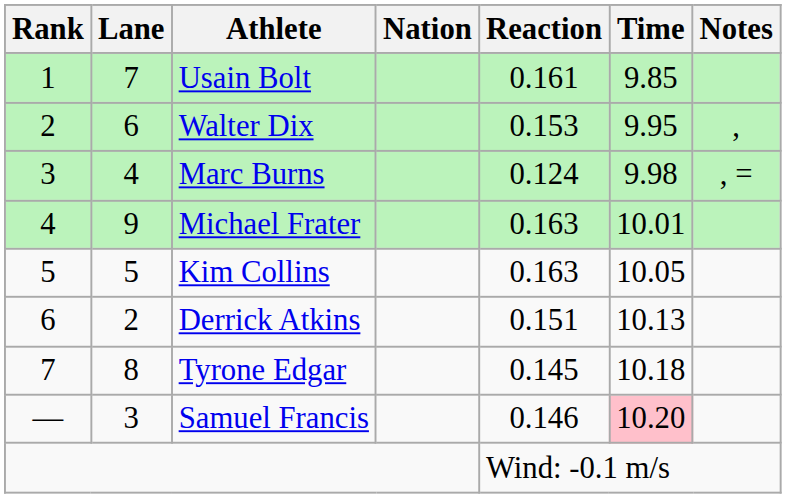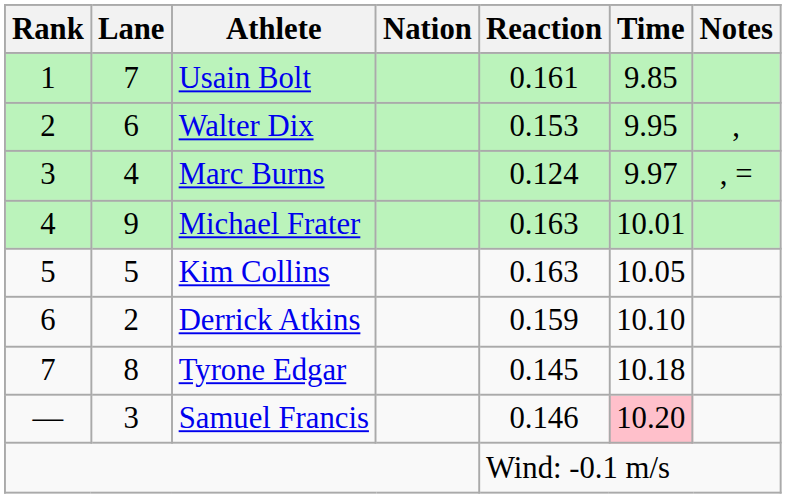(651, 175) 9.98 -> (651, 175) 9.97
(544, 321) 0.151 -> (544, 321) 0.159
(651, 321) 10.13 -> (651, 321) 10.10
